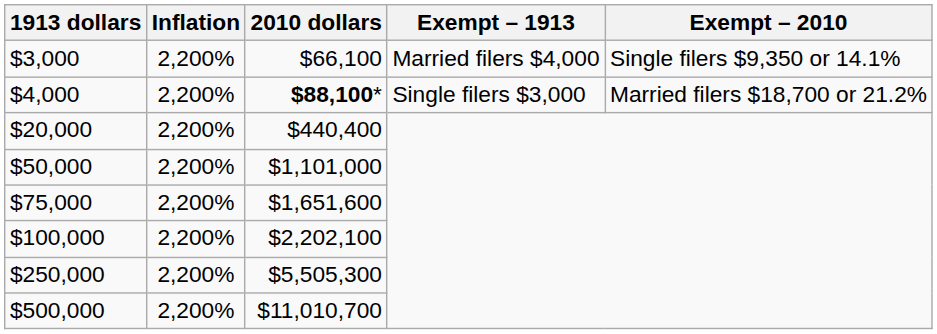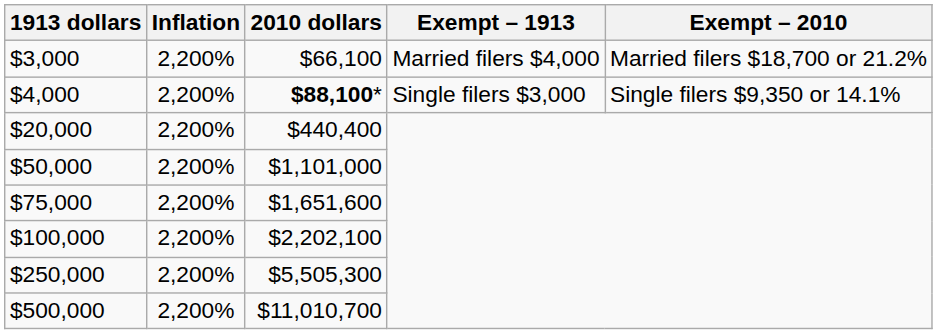(755, 58) Single filers $9,350 or 14.1% -> (768, 58) Married filers $18,700 or 21.2%
(768, 94) Married filers $18,700 or 21.2% -> (755, 94) Single filers $9,350 or 14.1%
